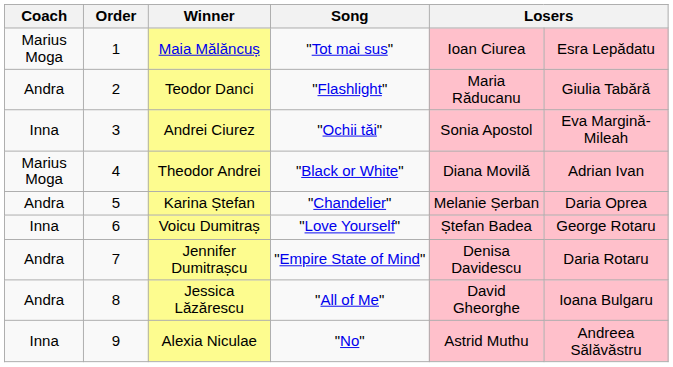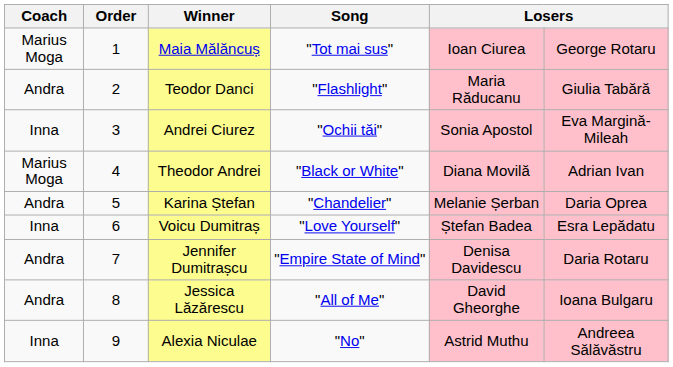(606, 48) Esra Lepădatu -> (606, 48) George Rotaru
(606, 227) George Rotaru -> (606, 227) Esra Lepădatu
